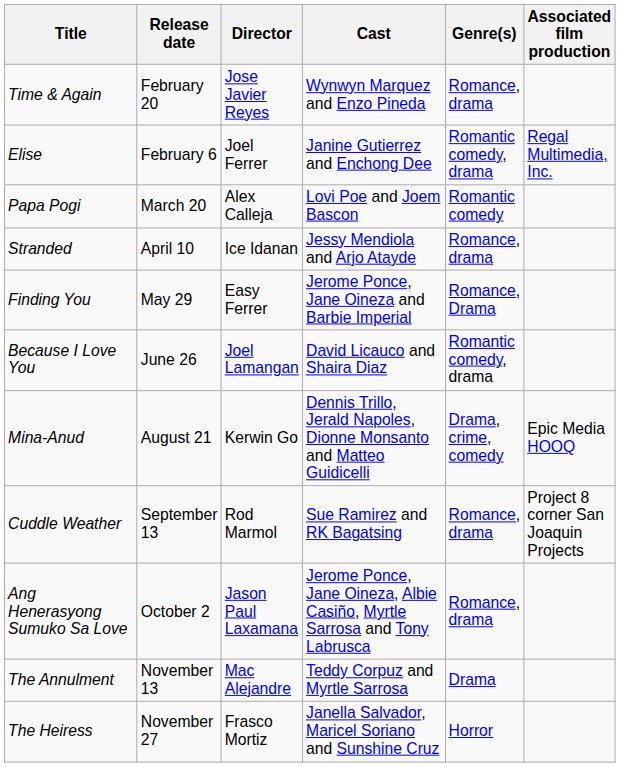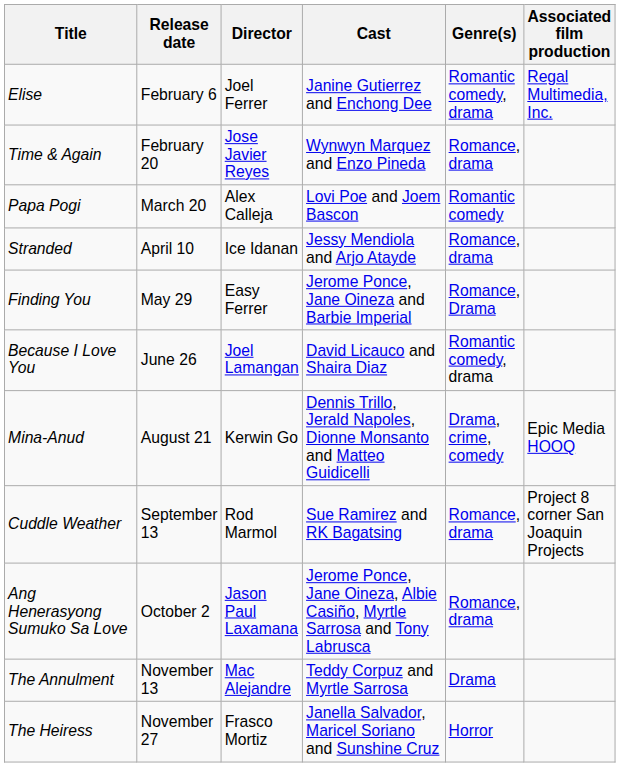rows swapped: (25, 154) <-> (55, 94)
